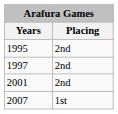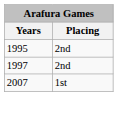- row: (17, 83)
